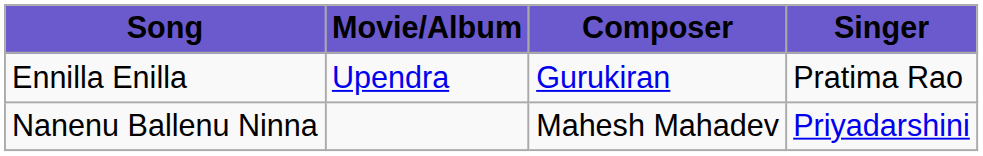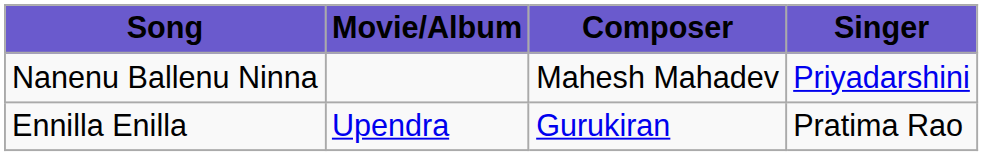rows swapped: (99, 77) <-> (165, 125)
